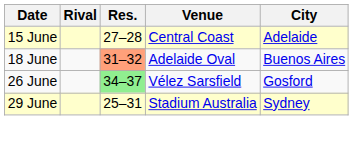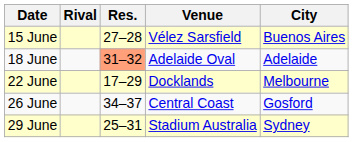(191, 37) Central Coast -> (195, 37) Vélez Sarsfield
(290, 37) Adelaide -> (304, 37) Buenos Aires
(304, 59) Buenos Aires -> (290, 59) Adelaide
+ row: (32, 81)
(123, 81) lightgreen background -> (123, 103) no background
(195, 81) Vélez Sarsfield -> (191, 103) Central Coast
